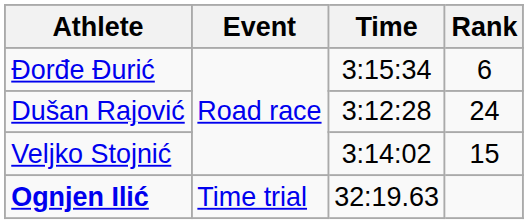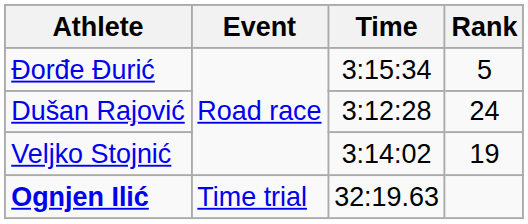(484, 69) 6 -> (484, 69) 5
(484, 154) 15 -> (484, 154) 19
